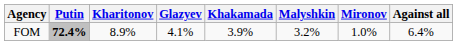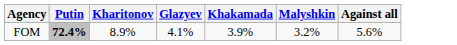- column: (364, 14)
(421, 32) 6.4% -> (369, 32) 5.6%
